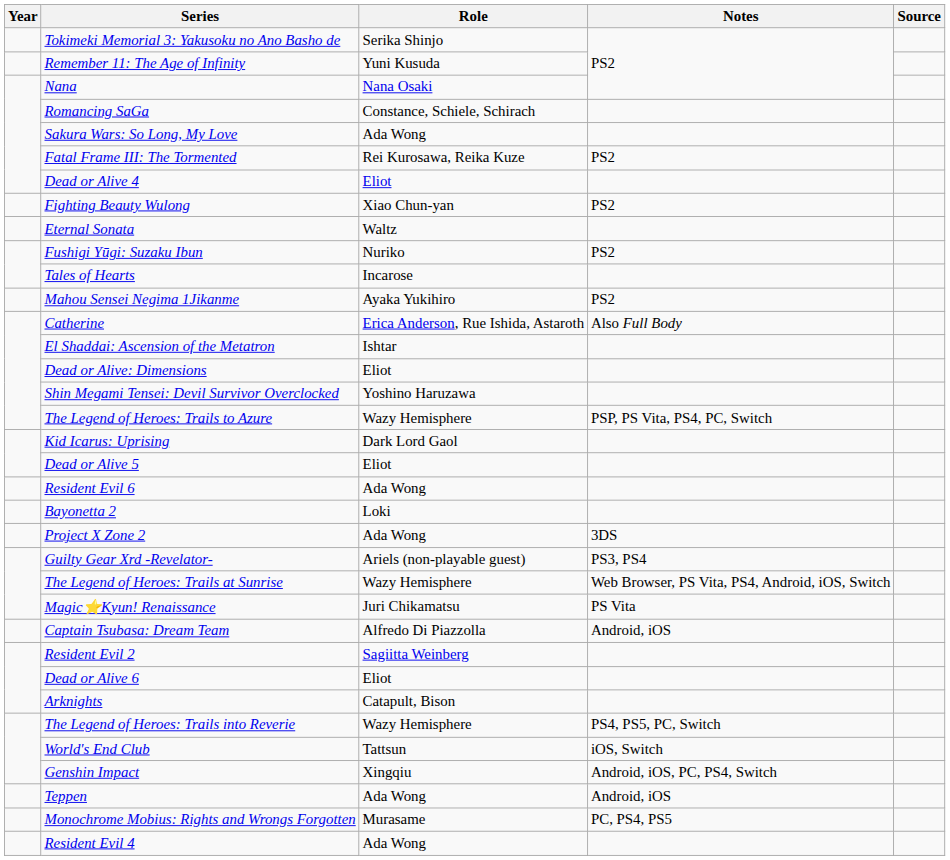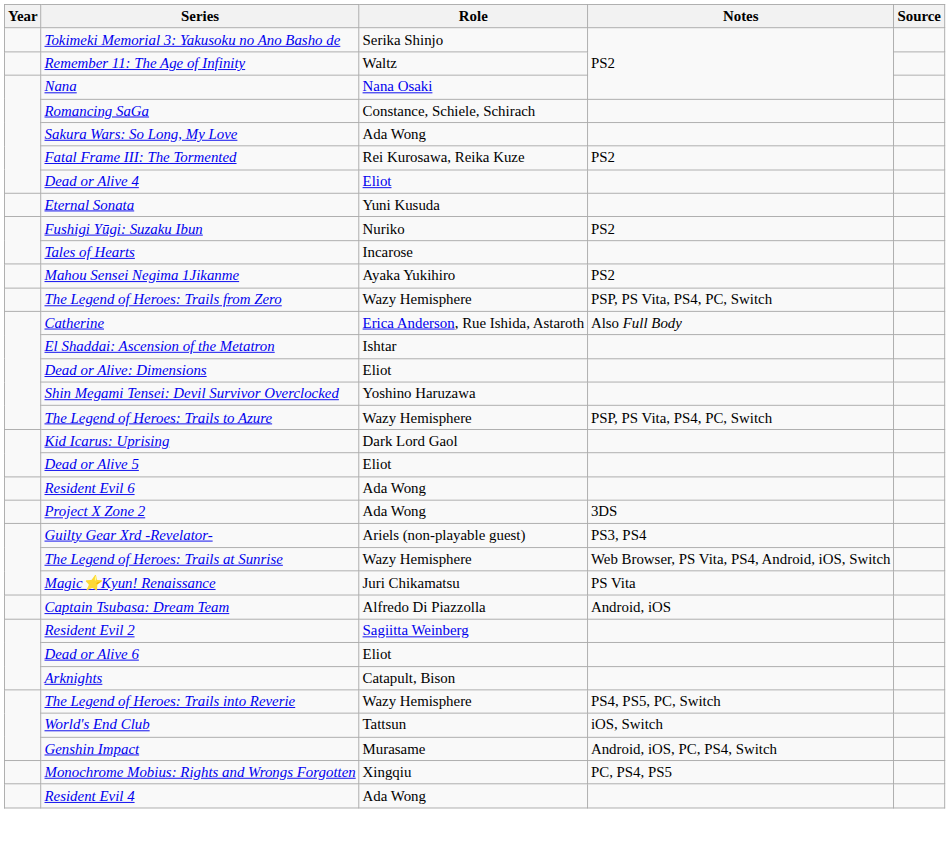(401, 63) Yuni Kusuda -> (380, 63) Waltz
- row: (117, 205)
(380, 228) Waltz -> (401, 205) Yuni Kusuda
+ row: (163, 299)
- row: (80, 511)
(387, 772) Xingqiu -> (394, 748) Murasame
- row: (66, 795)
(394, 819) Murasame -> (387, 772) Xingqiu
